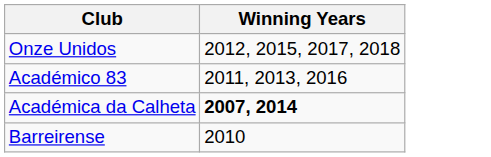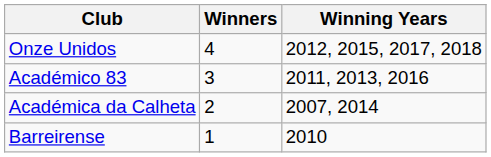+ column: (241, 19)
(251, 107) bold -> (332, 107) normal
